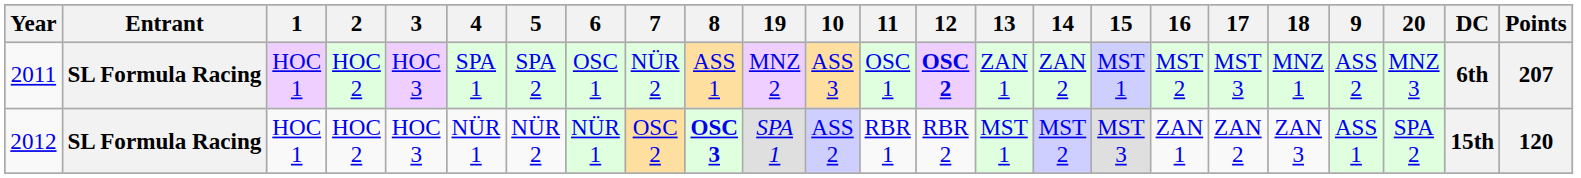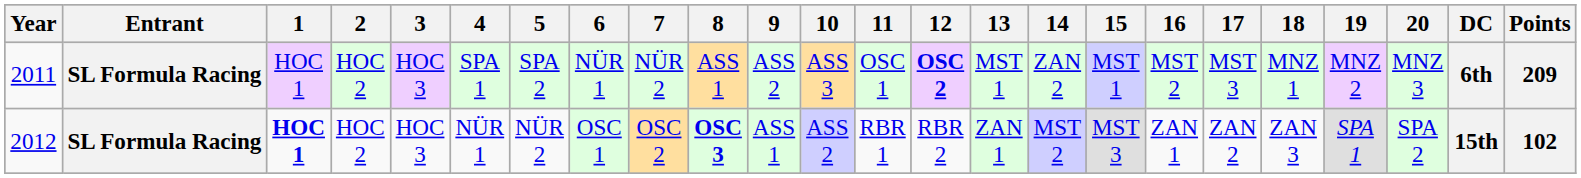columns swapped: (1356, 23) <-> (775, 23)
(595, 74) OSC 1 -> (599, 74) NÜR 1
(1004, 74) ZAN 1 -> (999, 74) MST 1
(1536, 74) 207 -> (1540, 74) 209
(297, 140) normal -> (299, 140) bold
(595, 140) NÜR 1 -> (599, 140) OSC 1
(1004, 140) MST 1 -> (999, 140) ZAN 1
(1536, 140) 120 -> (1540, 140) 102
